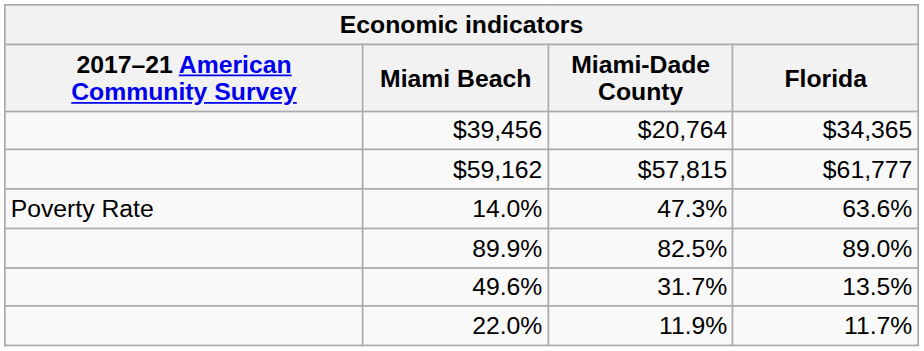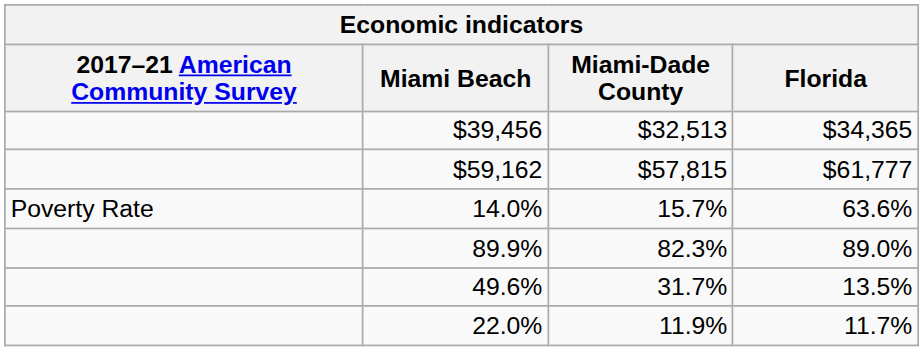(683, 131) $20,764 -> (683, 131) $32,513
(692, 209) 47.3% -> (692, 209) 15.7%
(692, 248) 82.5% -> (692, 248) 82.3%
